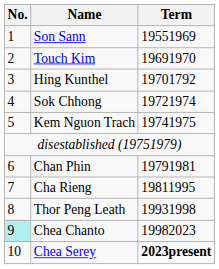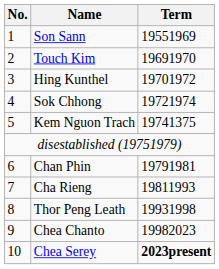(169, 79) 19701792 -> (169, 79) 19701972
(169, 123) 19741975 -> (169, 123) 19741375
(168, 187) 19811995 -> (168, 187) 19811993
(11, 230) paleturquoise background -> (11, 230) no background
